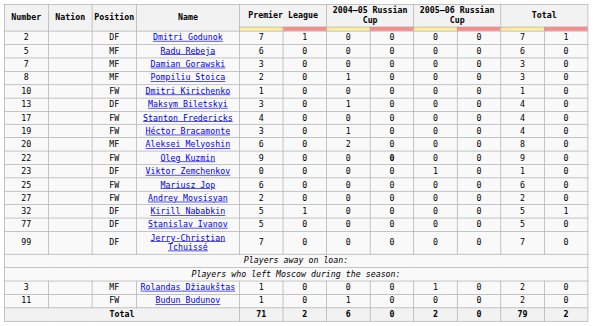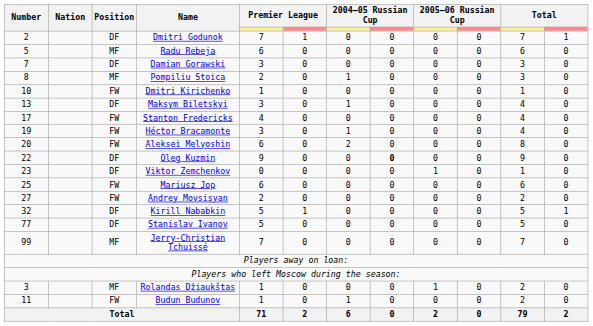(114, 65) MF -> (114, 65) DF
(114, 145) MF -> (114, 145) FW
(114, 158) FW -> (114, 158) DF
(114, 243) DF -> (114, 243) MF
